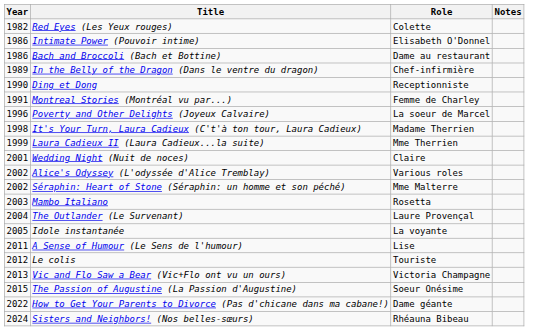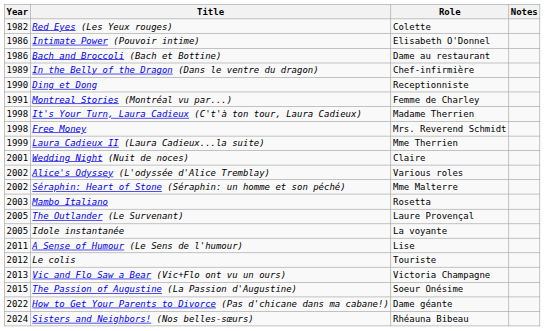- row: (151, 114)
+ row: (59, 129)
(17, 216) 2004 -> (17, 216) 2005
